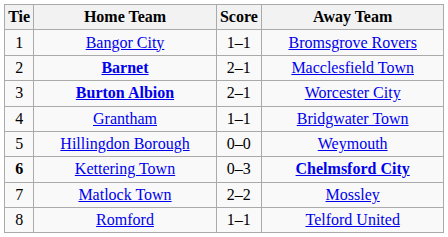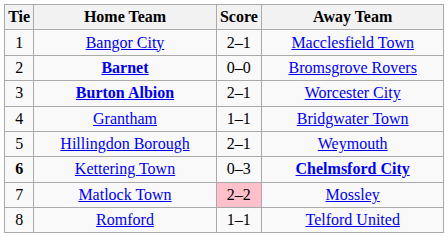(239, 42) 1–1 -> (239, 42) 2–1
(353, 42) Bromsgrove Rovers -> (353, 42) Macclesfield Town
(239, 67) 2–1 -> (239, 67) 0–0
(353, 67) Macclesfield Town -> (353, 67) Bromsgrove Rovers
(239, 144) 0–0 -> (239, 144) 2–1
(239, 194) no background -> (239, 194) pink background
